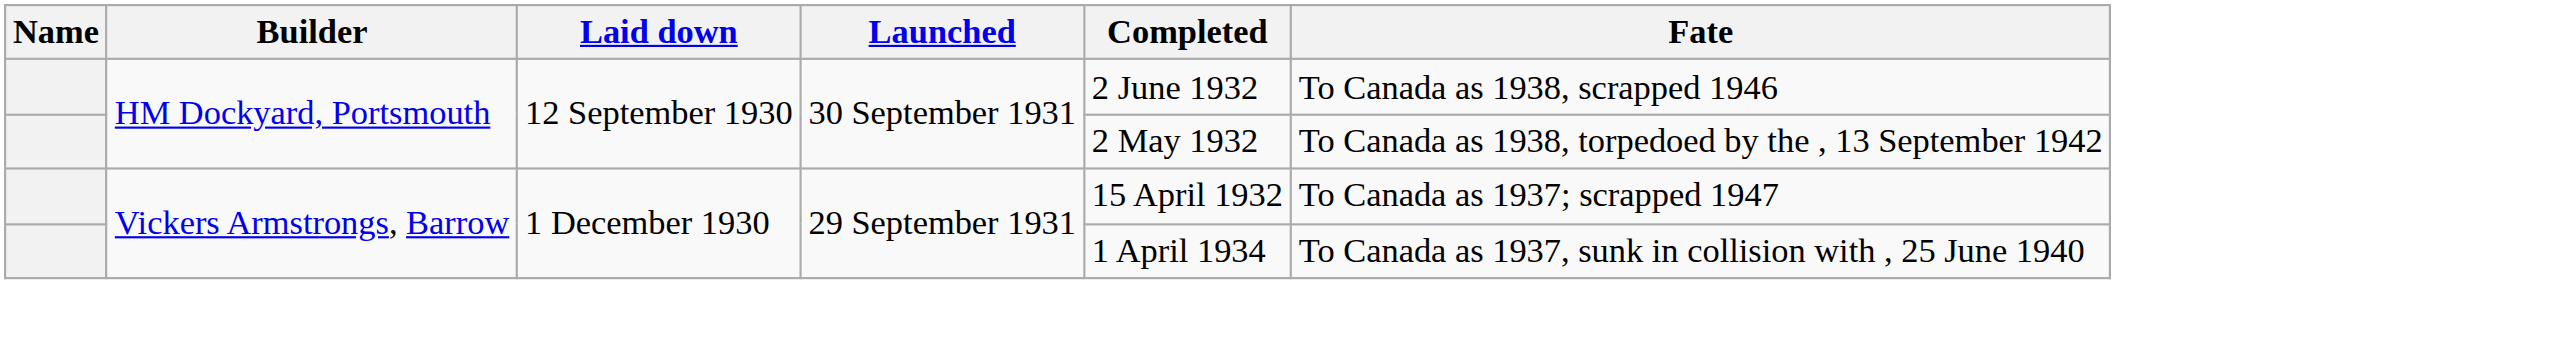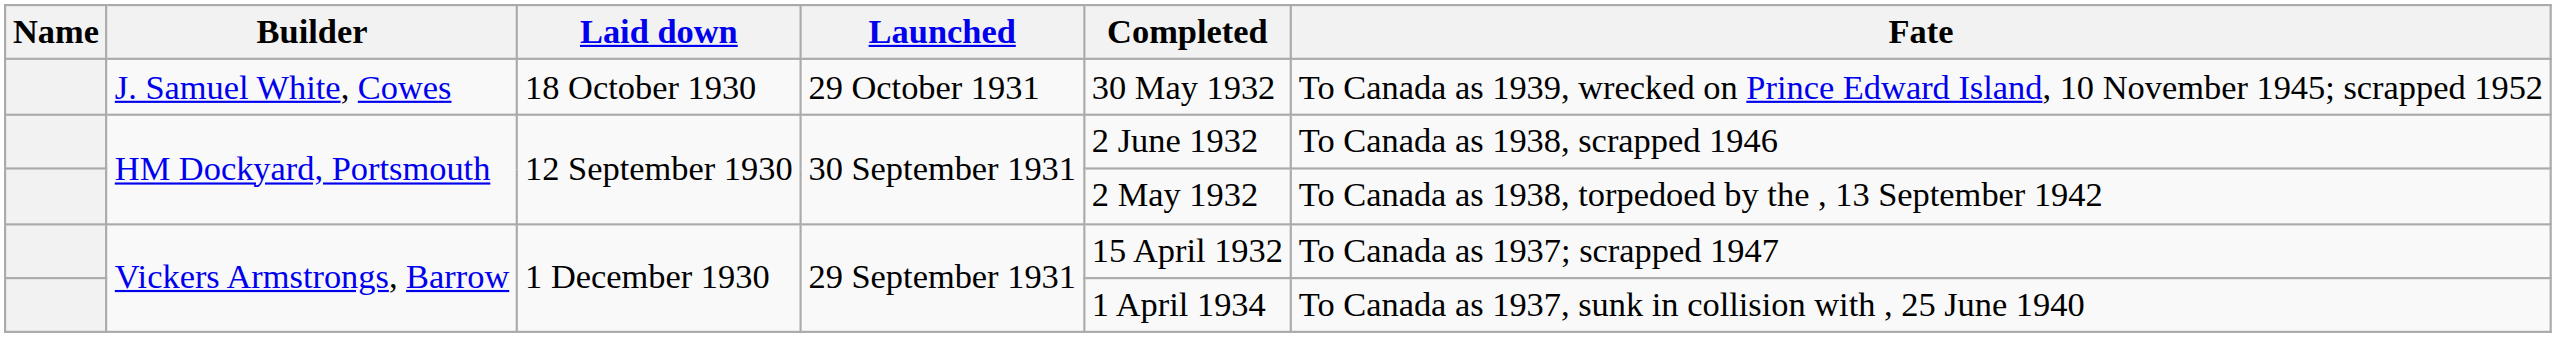+ row: (283, 86)
